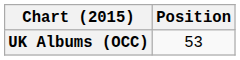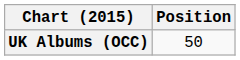(194, 43) 53 -> (194, 43) 50
